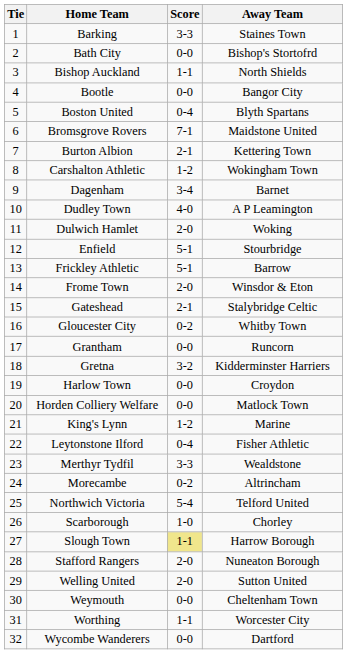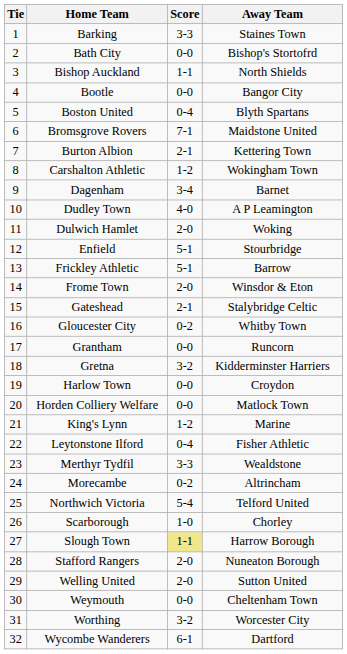(185, 619) 1-1 -> (185, 619) 3-2
(185, 639) 0-0 -> (185, 639) 6-1
